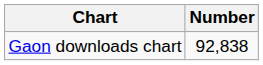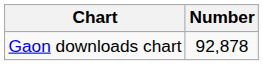(222, 45) 92,838 -> (222, 45) 92,878
